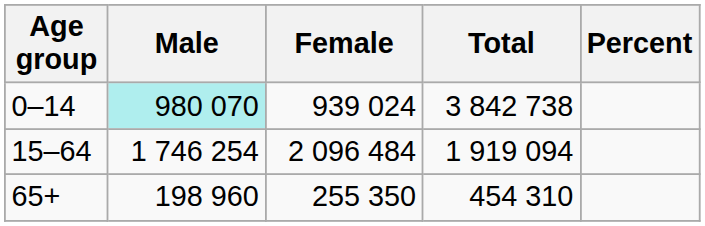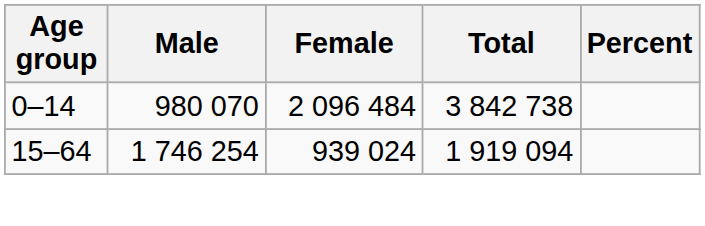(207, 105) paleturquoise background -> (207, 105) no background
(364, 105) 939 024 -> (352, 105) 2 096 484
(352, 151) 2 096 484 -> (364, 151) 939 024
- row: (36, 196)
